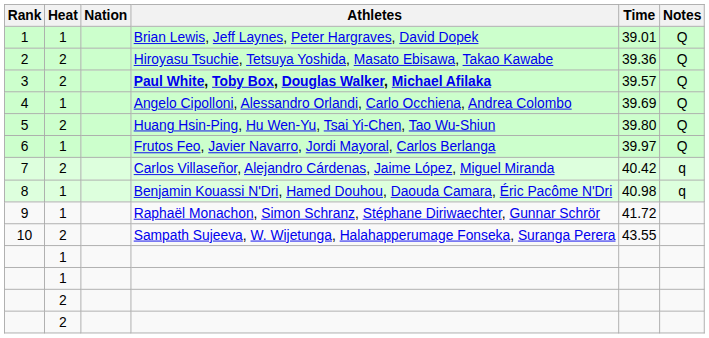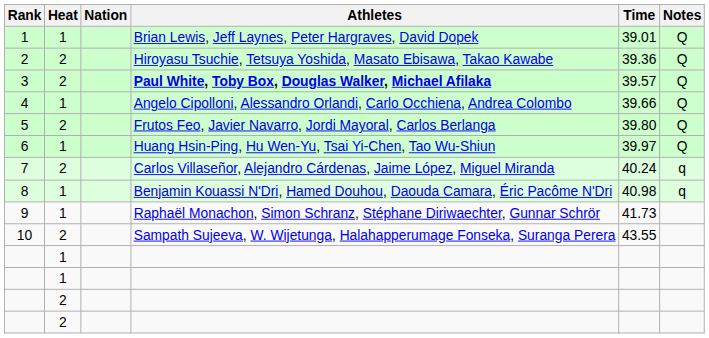(639, 103) 39.69 -> (639, 103) 39.66
(315, 125) Huang Hsin-Ping, Hu Wen-Yu, Tsai Yi-Chen, Tao Wu-Shiun -> (315, 125) Frutos Feo, Javier Navarro, Jordi Mayoral, Carlos Berlanga
(315, 147) Frutos Feo, Javier Navarro, Jordi Mayoral, Carlos Berlanga -> (315, 147) Huang Hsin-Ping, Hu Wen-Yu, Tsai Yi-Chen, Tao Wu-Shiun
(639, 169) 40.42 -> (639, 169) 40.24
(639, 213) 41.72 -> (639, 213) 41.73
